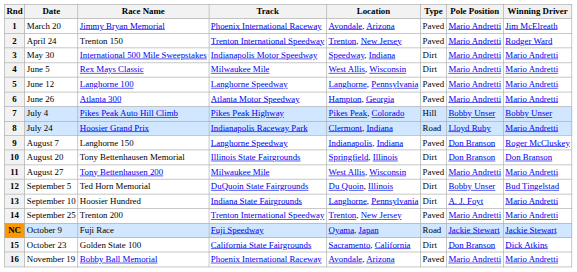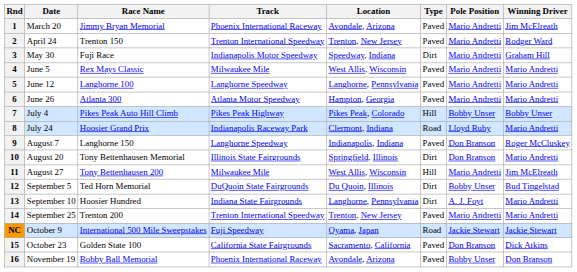(143, 55) International 500 Mile Sweepstakes -> (97, 55) Fuji Race
(532, 55) Mario Andretti -> (528, 55) Graham Hill
(430, 69) Dirt -> (433, 69) Paved
(529, 157) Don Branson -> (532, 157) Mario Andretti
(433, 171) Paved -> (429, 171) Hill
(532, 171) Mario Andretti -> (531, 171) Jim McElreath
(97, 230) Fuji Race -> (143, 230) International 500 Mile Sweepstakes
(430, 244) Dirt -> (433, 244) Paved
(475, 259) Mario Andretti -> (472, 259) Bobby Unser
(532, 259) Mario Andretti -> (529, 259) Don Branson
